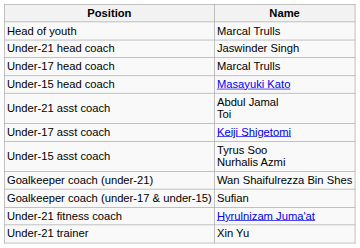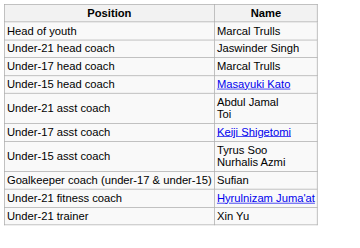- row: (80, 180)
